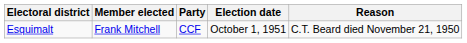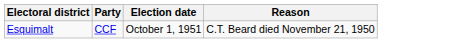- column: (134, 12)
